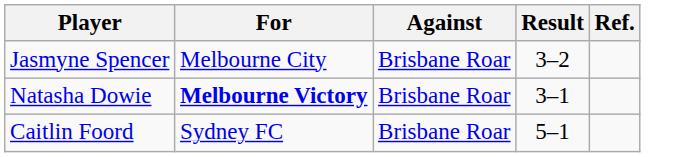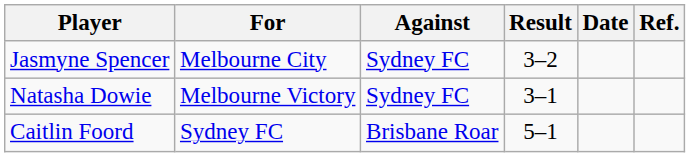+ column: (605, 22)
(444, 59) Brisbane Roar -> (418, 59) Sydney FC
(274, 95) bold -> (268, 95) normal
(444, 95) Brisbane Roar -> (418, 95) Sydney FC
